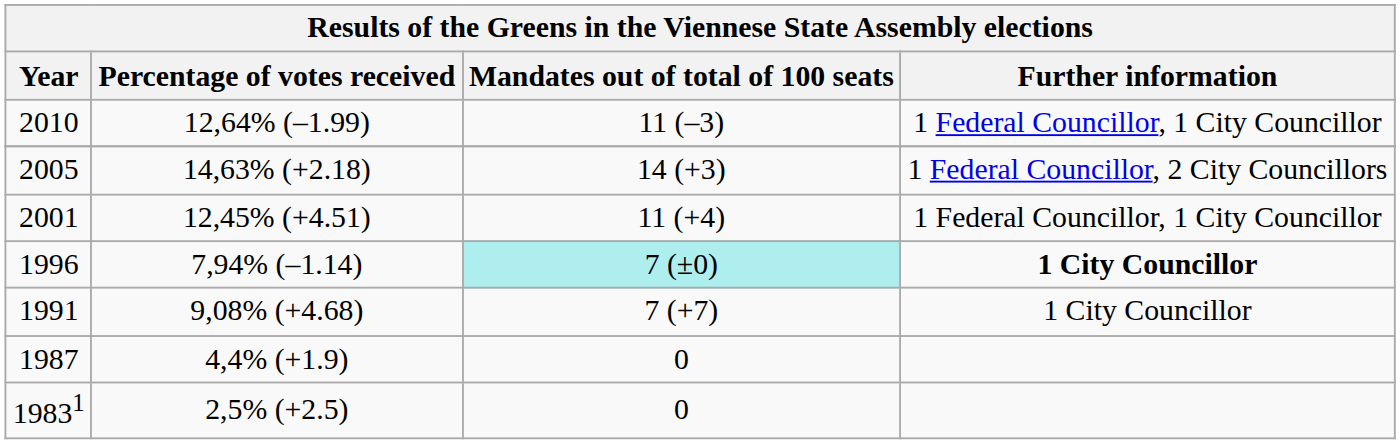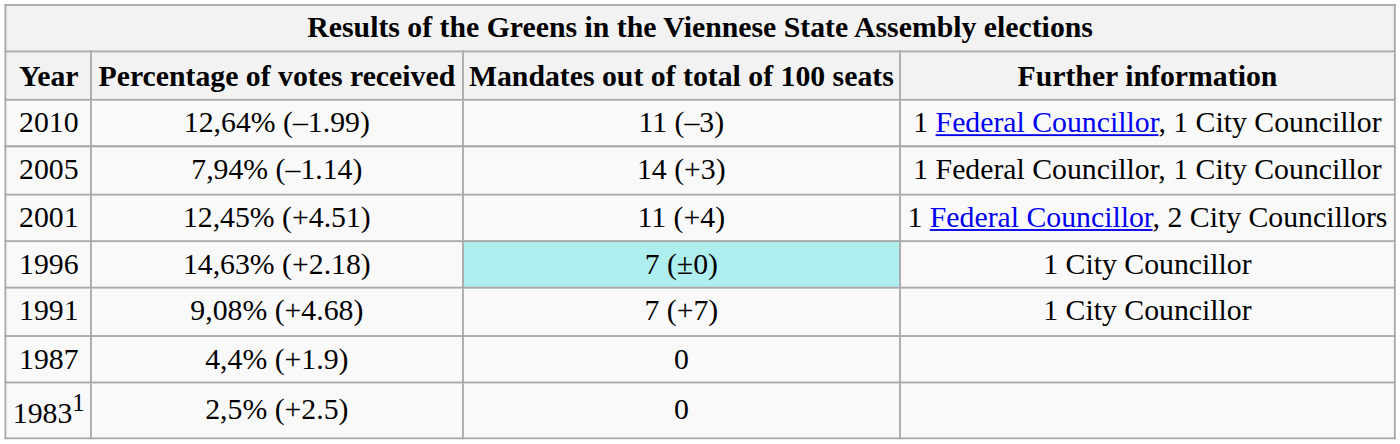(277, 169) 14,63% (+2.18) -> (277, 169) 7,94% (–1.14)
(1147, 169) 1 Federal Councillor, 2 City Councillors -> (1147, 169) 1 Federal Councillor, 1 City Councillor
(1147, 216) 1 Federal Councillor, 1 City Councillor -> (1147, 216) 1 Federal Councillor, 2 City Councillors
(277, 264) 7,94% (–1.14) -> (277, 264) 14,63% (+2.18)
(1147, 264) bold -> (1147, 264) normal
